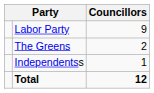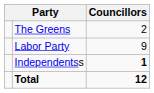rows swapped: (42, 29) <-> (42, 46)
(144, 63) normal -> (144, 63) bold
